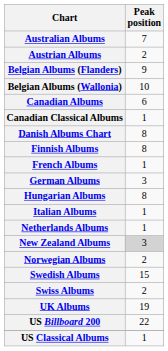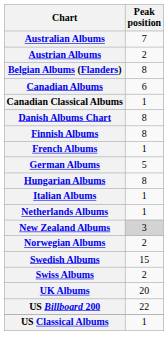(144, 70) 9 -> (144, 70) 8
- row: (65, 86)
(144, 180) 3 -> (144, 165) 5
(144, 306) 19 -> (144, 290) 20
